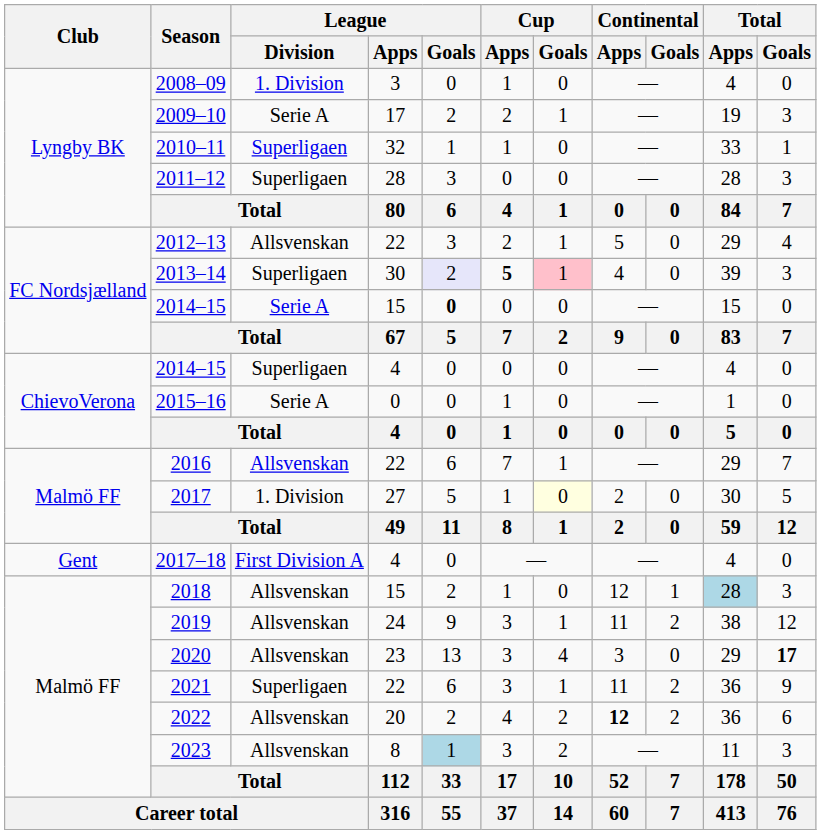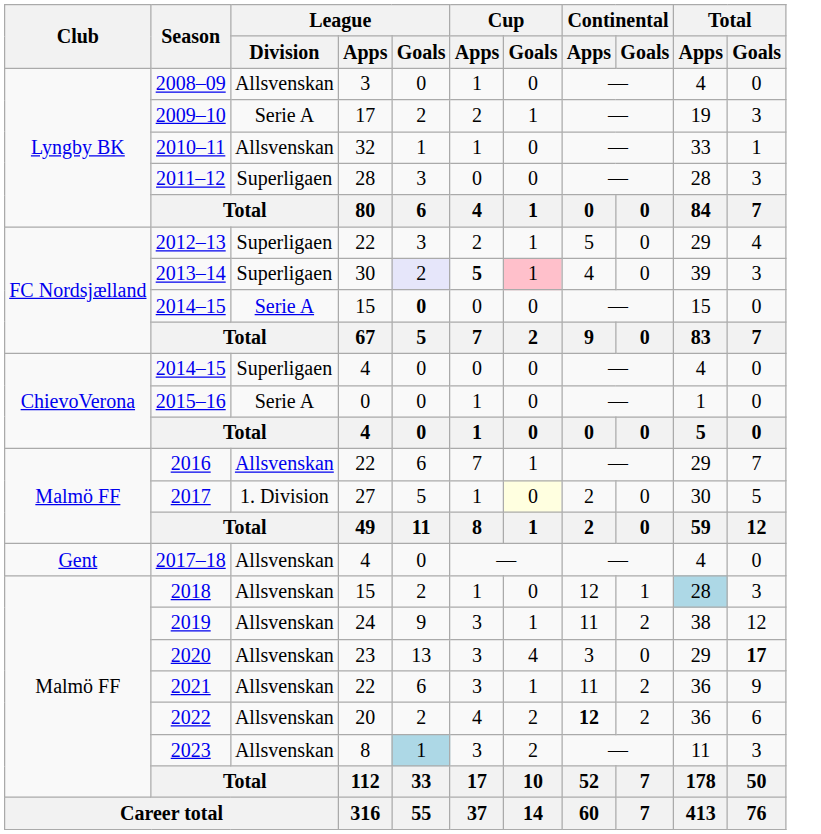(299, 83) 1. Division -> (284, 83) Allsvenskan
(299, 147) Superligaen -> (284, 147) Allsvenskan
(299, 242) Allsvenskan -> (284, 242) Superligaen
(299, 559) First Division A -> (284, 559) Allsvenskan
(299, 686) Superligaen -> (284, 686) Allsvenskan
